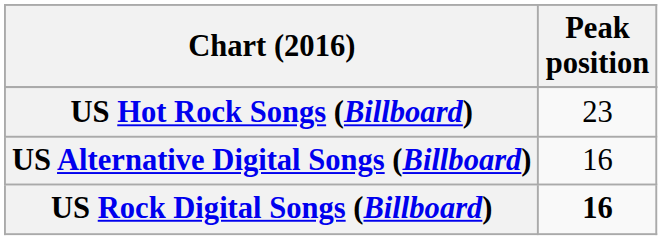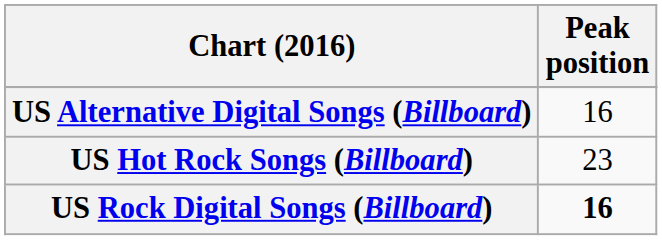rows swapped: (272, 160) <-> (272, 111)
